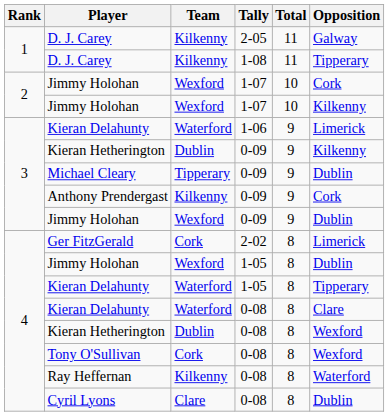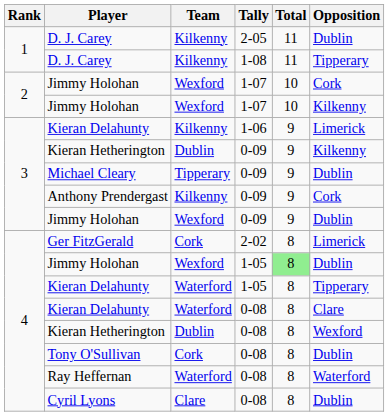(335, 38) Galway -> (333, 38) Dublin
(203, 128) Waterford -> (201, 128) Kilkenny
(291, 264) no background -> (291, 264) lightgreen background
(338, 354) Wexford -> (333, 354) Dublin
(201, 377) Kilkenny -> (203, 377) Waterford
